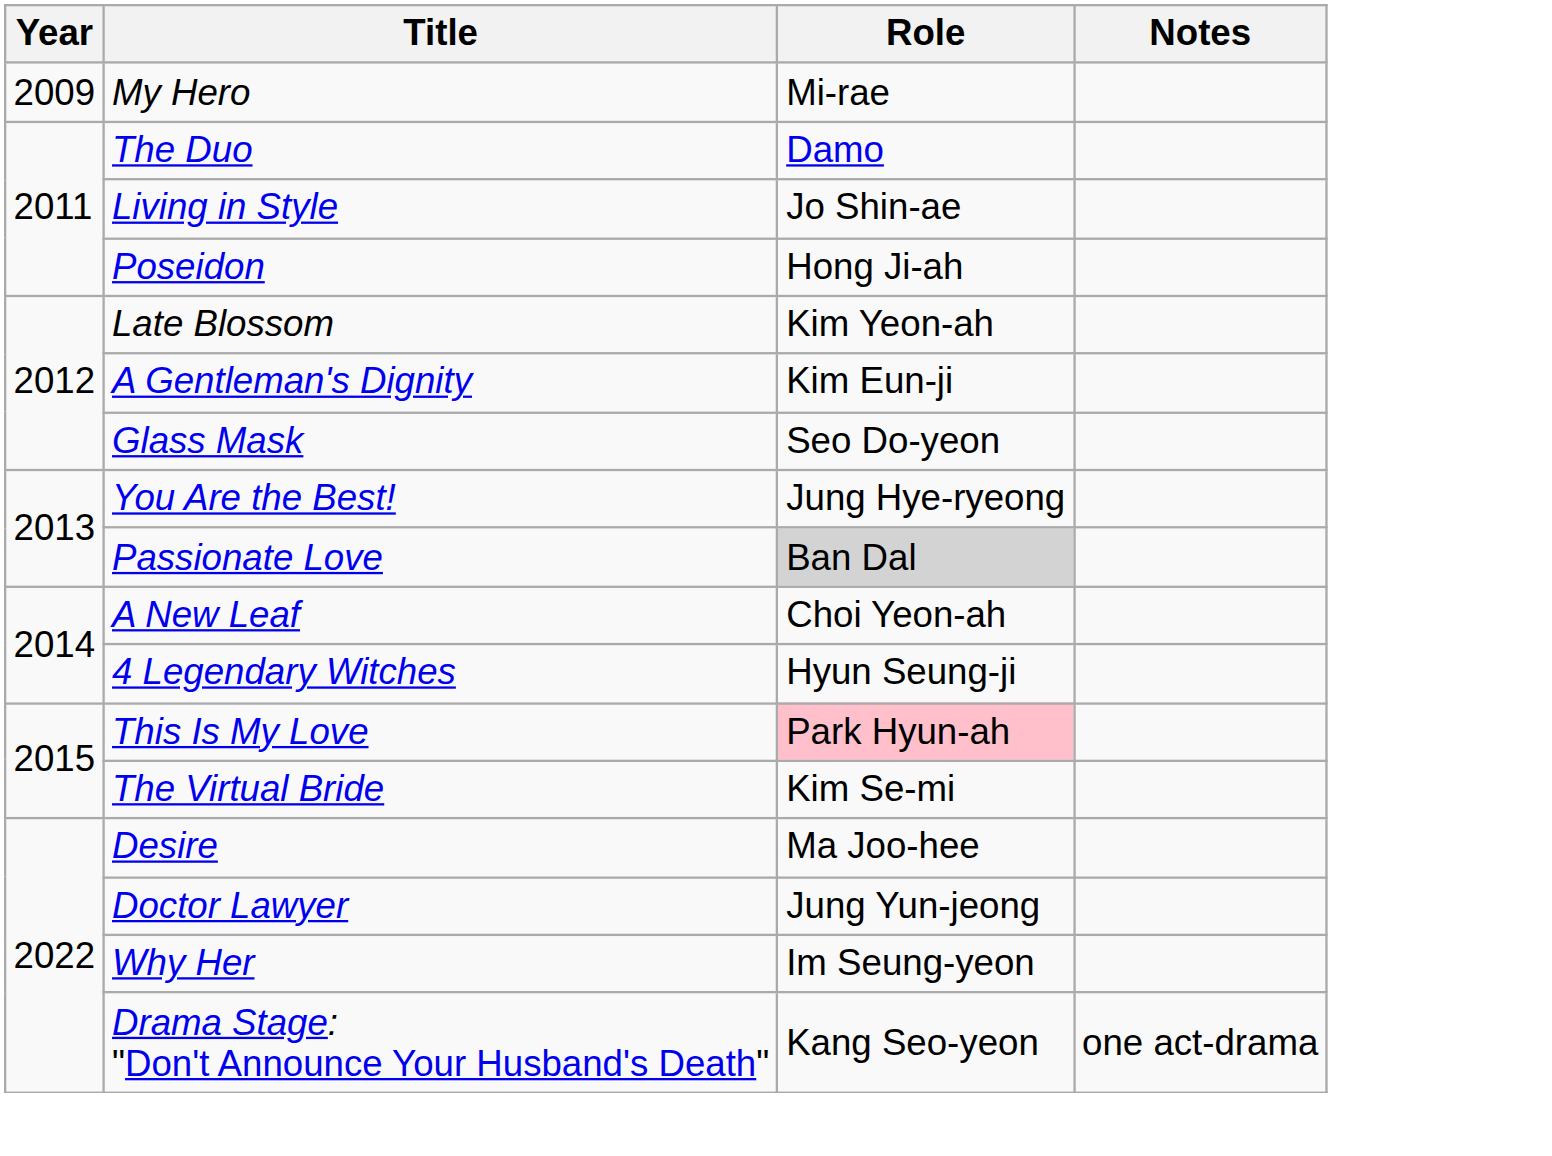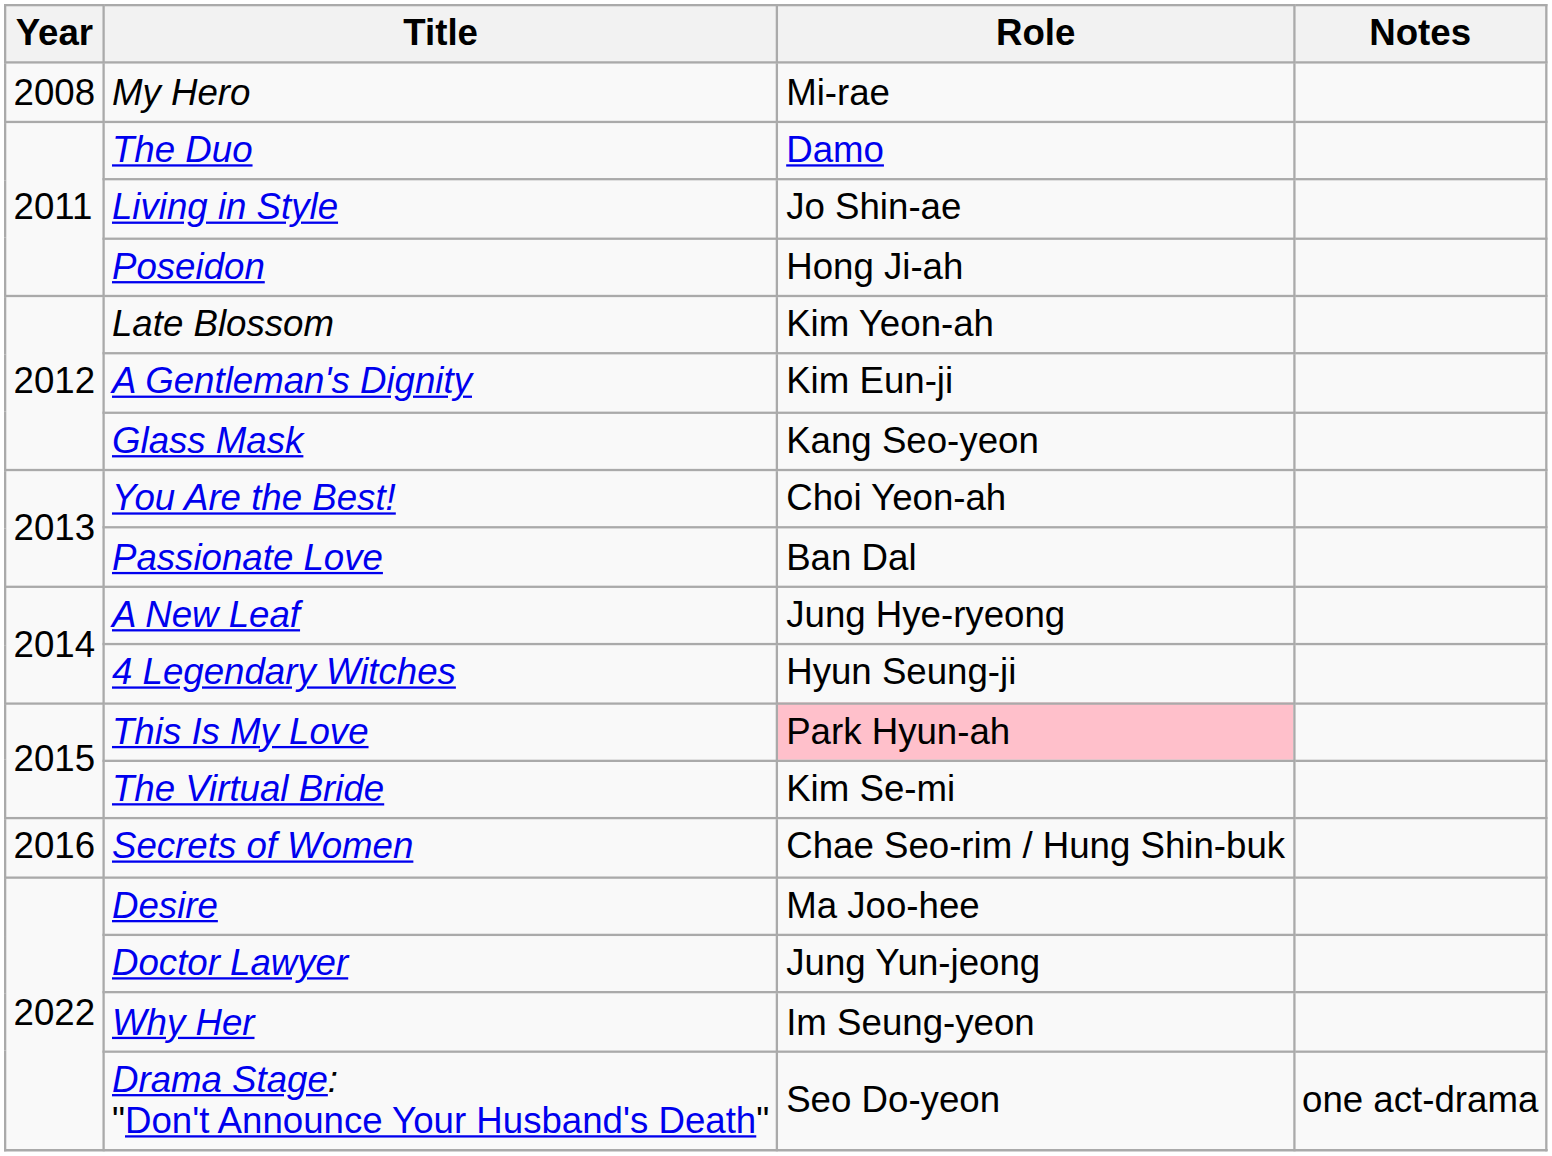(54, 91) 2009 -> (54, 91) 2008
(893, 440) Seo Do-yeon -> (912, 440) Kang Seo-yeon
(926, 498) Jung Hye-ryeong -> (896, 498) Choi Yeon-ah
(851, 556) lightgrey background -> (851, 556) no background
(896, 614) Choi Yeon-ah -> (926, 614) Jung Hye-ryeong
+ row: (263, 847)
(912, 1042) Kang Seo-yeon -> (893, 1100) Seo Do-yeon
